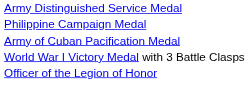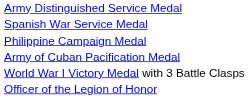+ row: (76, 24)
